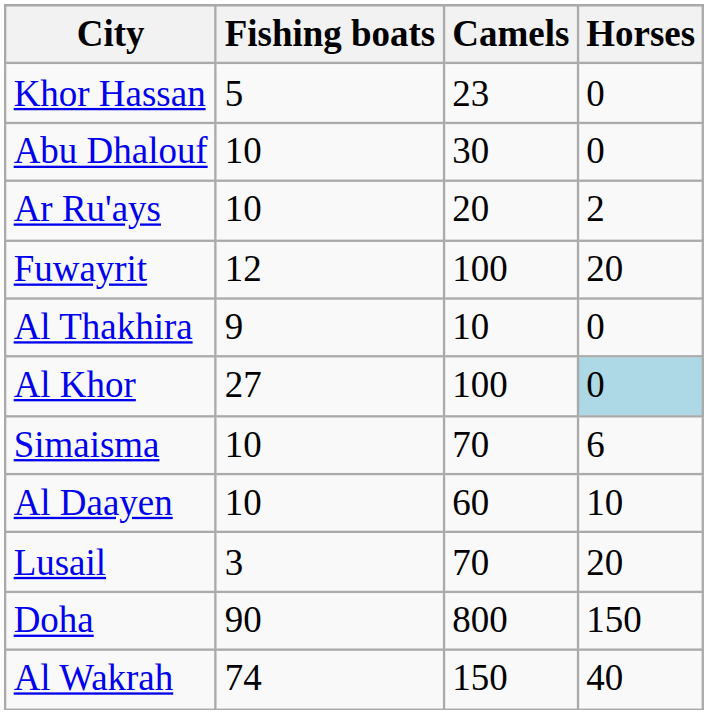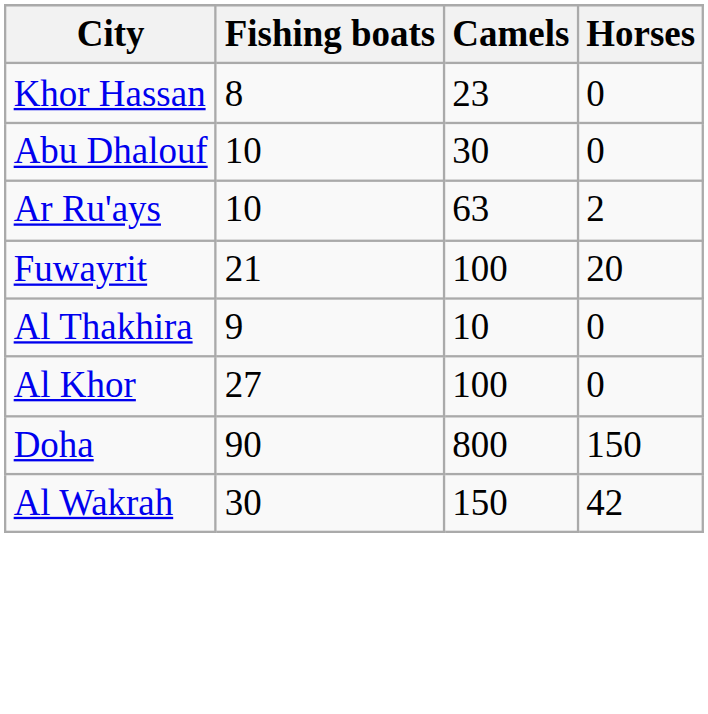(234, 92) 5 -> (234, 92) 8
(471, 209) 20 -> (471, 209) 63
(243, 268) 12 -> (243, 268) 21
(596, 385) lightblue background -> (596, 385) no background
- row: (87, 444)
- row: (93, 502)
- row: (60, 561)
(243, 678) 74 -> (243, 502) 30
(605, 678) 40 -> (605, 502) 42
